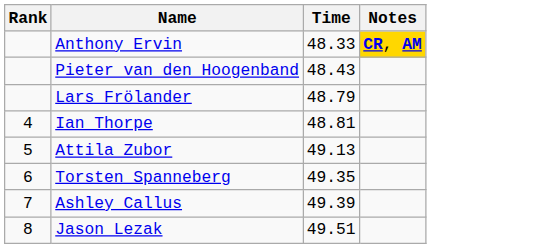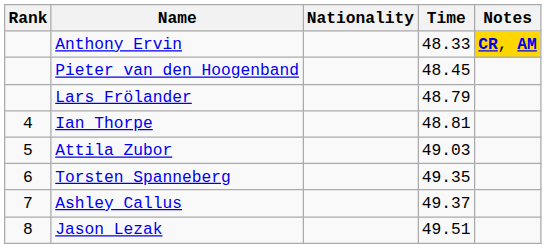+ column: (360, 18)
(331, 71) 48.43 -> (446, 71) 48.45
(331, 150) 49.13 -> (446, 150) 49.03
(331, 203) 49.39 -> (446, 203) 49.37
